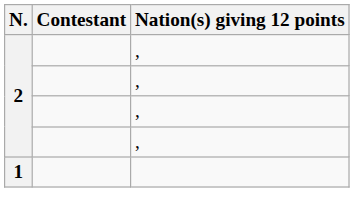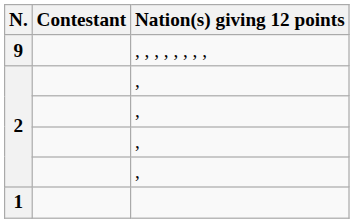+ row: (18, 50)
